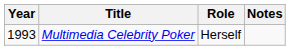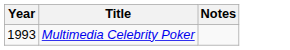- column: (221, 14)
